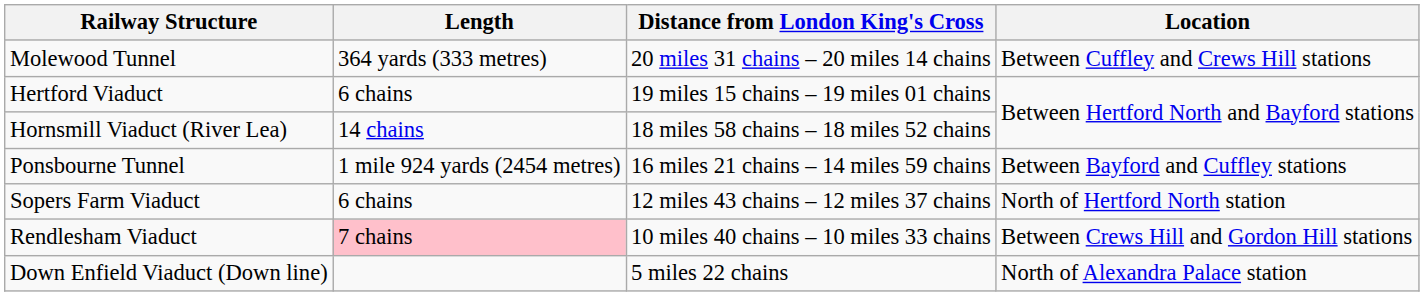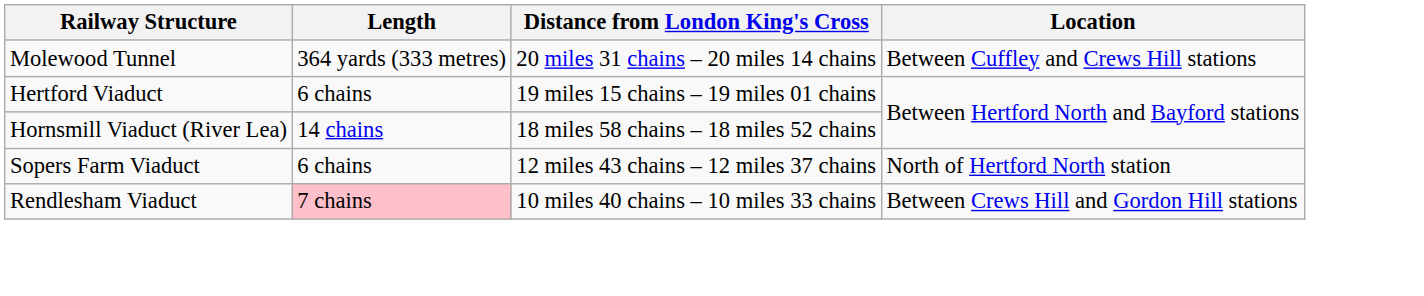- row: (97, 165)
- row: (169, 272)
